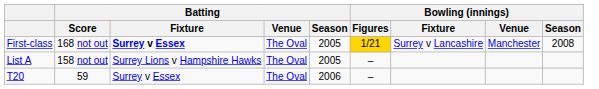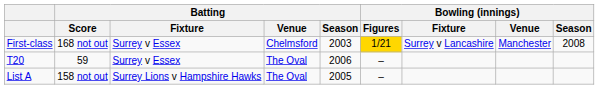(149, 45) bold -> (146, 45) normal
(287, 45) The Oval -> (292, 45) Chelmsford
(330, 45) 2005 -> (340, 45) 2003
rows swapped: (19, 60) <-> (15, 76)
